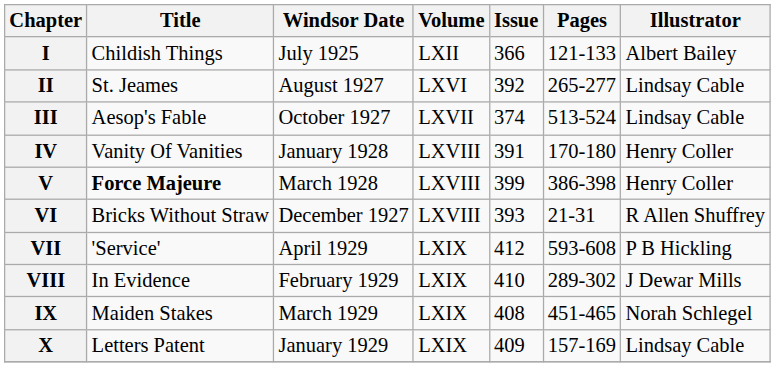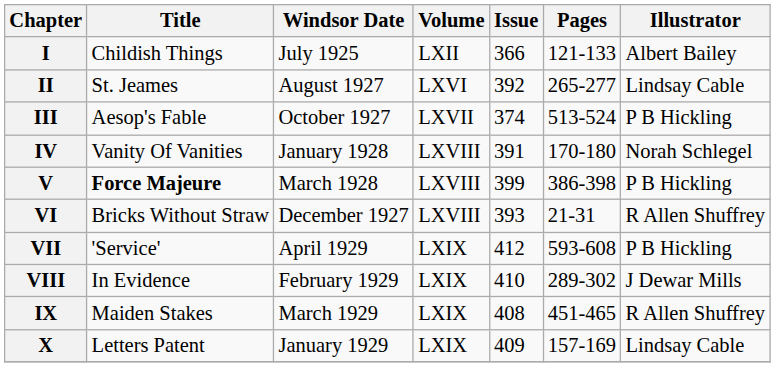(685, 118) Lindsay Cable -> (679, 118) P B Hickling
(679, 150) Henry Coller -> (689, 150) Norah Schlegel
(679, 183) Henry Coller -> (679, 183) P B Hickling
(689, 313) Norah Schlegel -> (695, 313) R Allen Shuffrey
